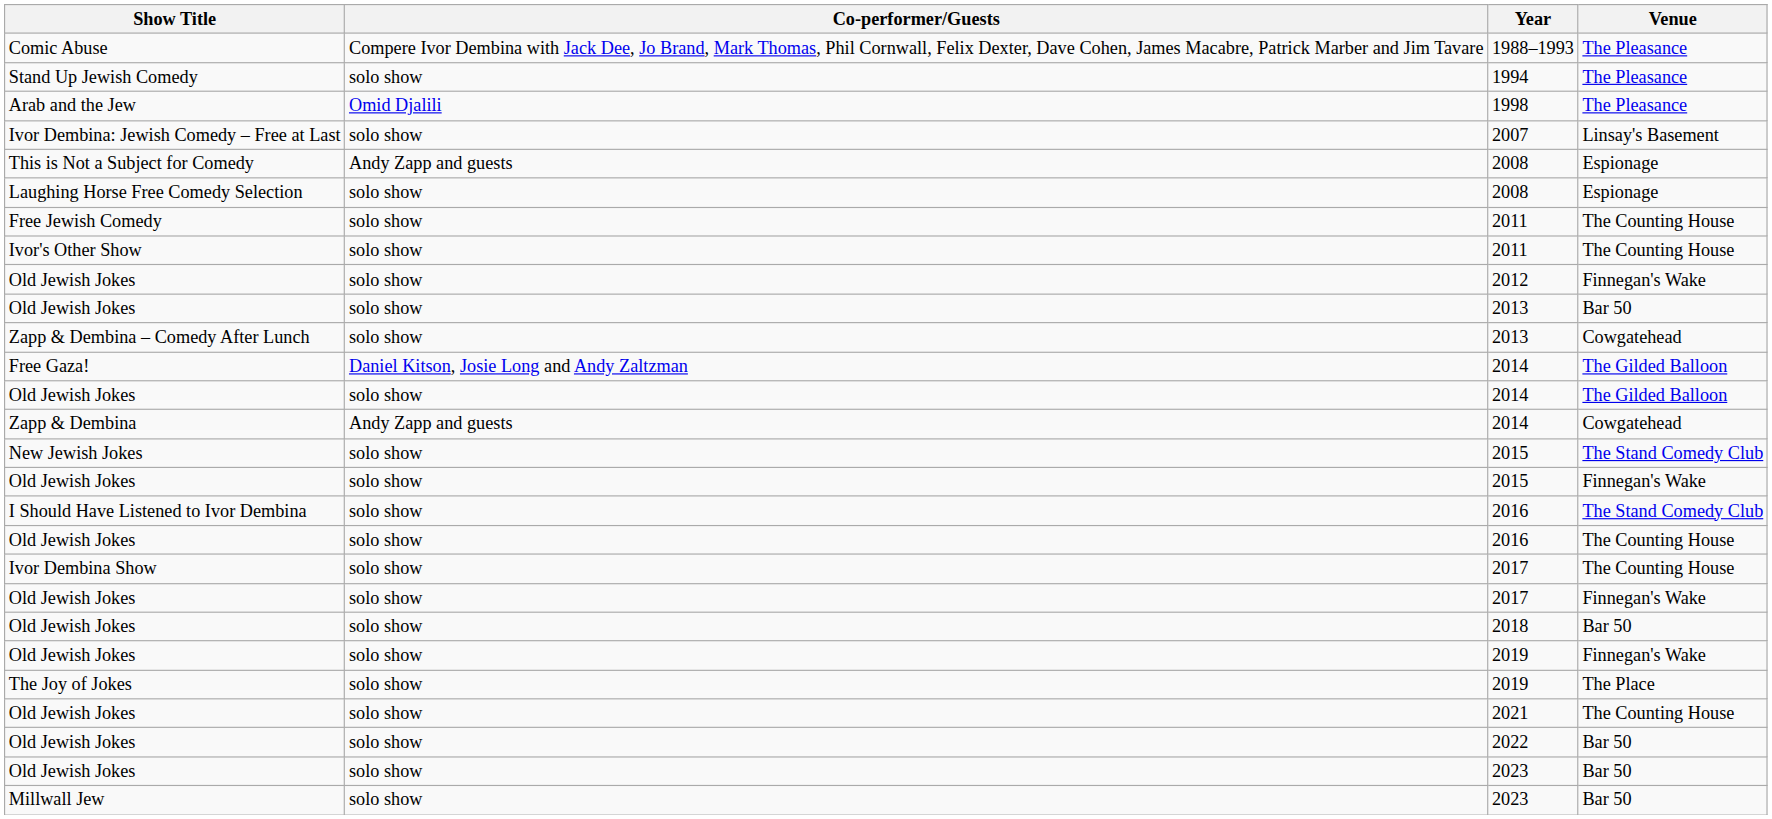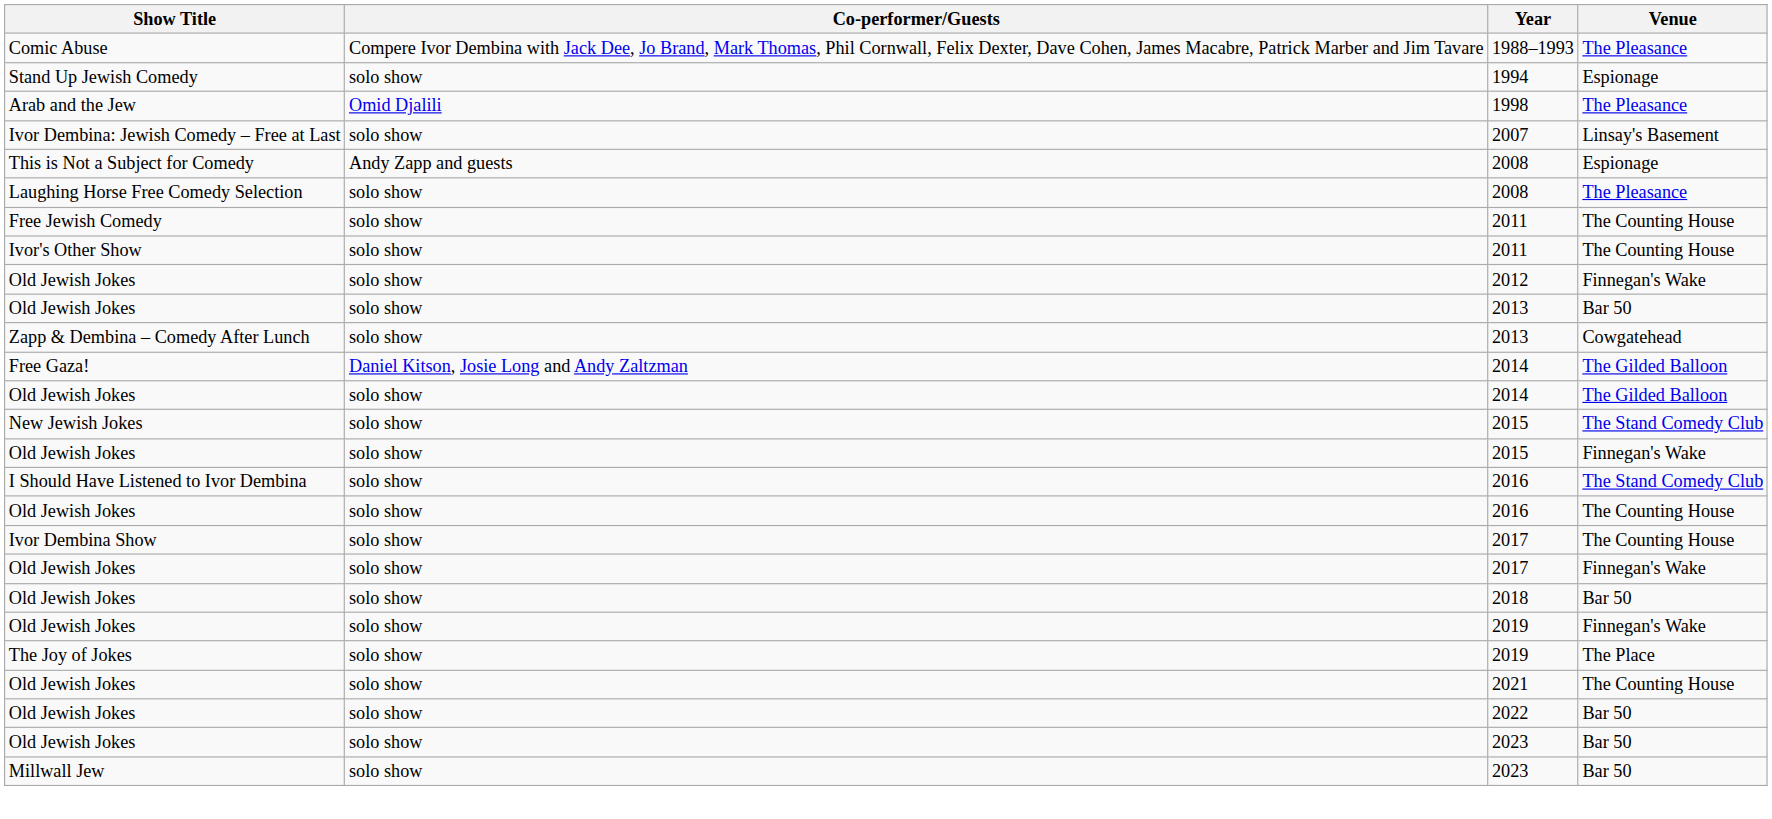(1635, 76) The Pleasance -> (1620, 76) Espionage
(1620, 192) Espionage -> (1635, 192) The Pleasance
- row: (73, 423)
